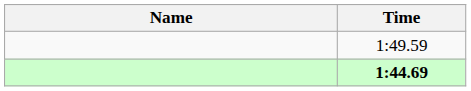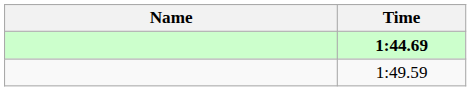rows swapped: (402, 72) <-> (402, 45)
